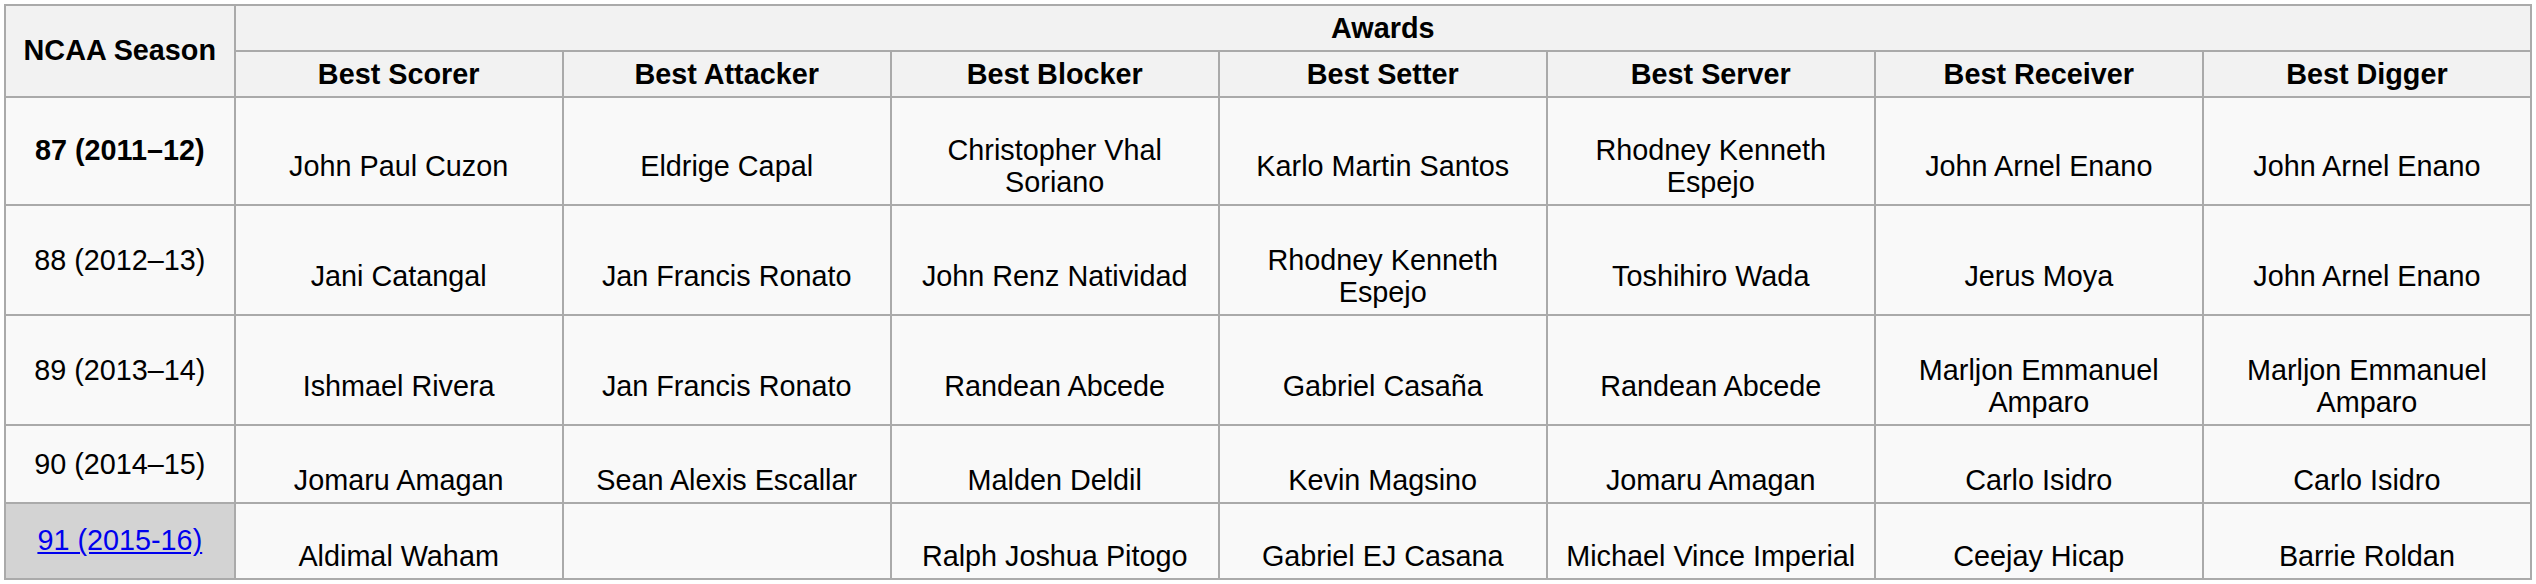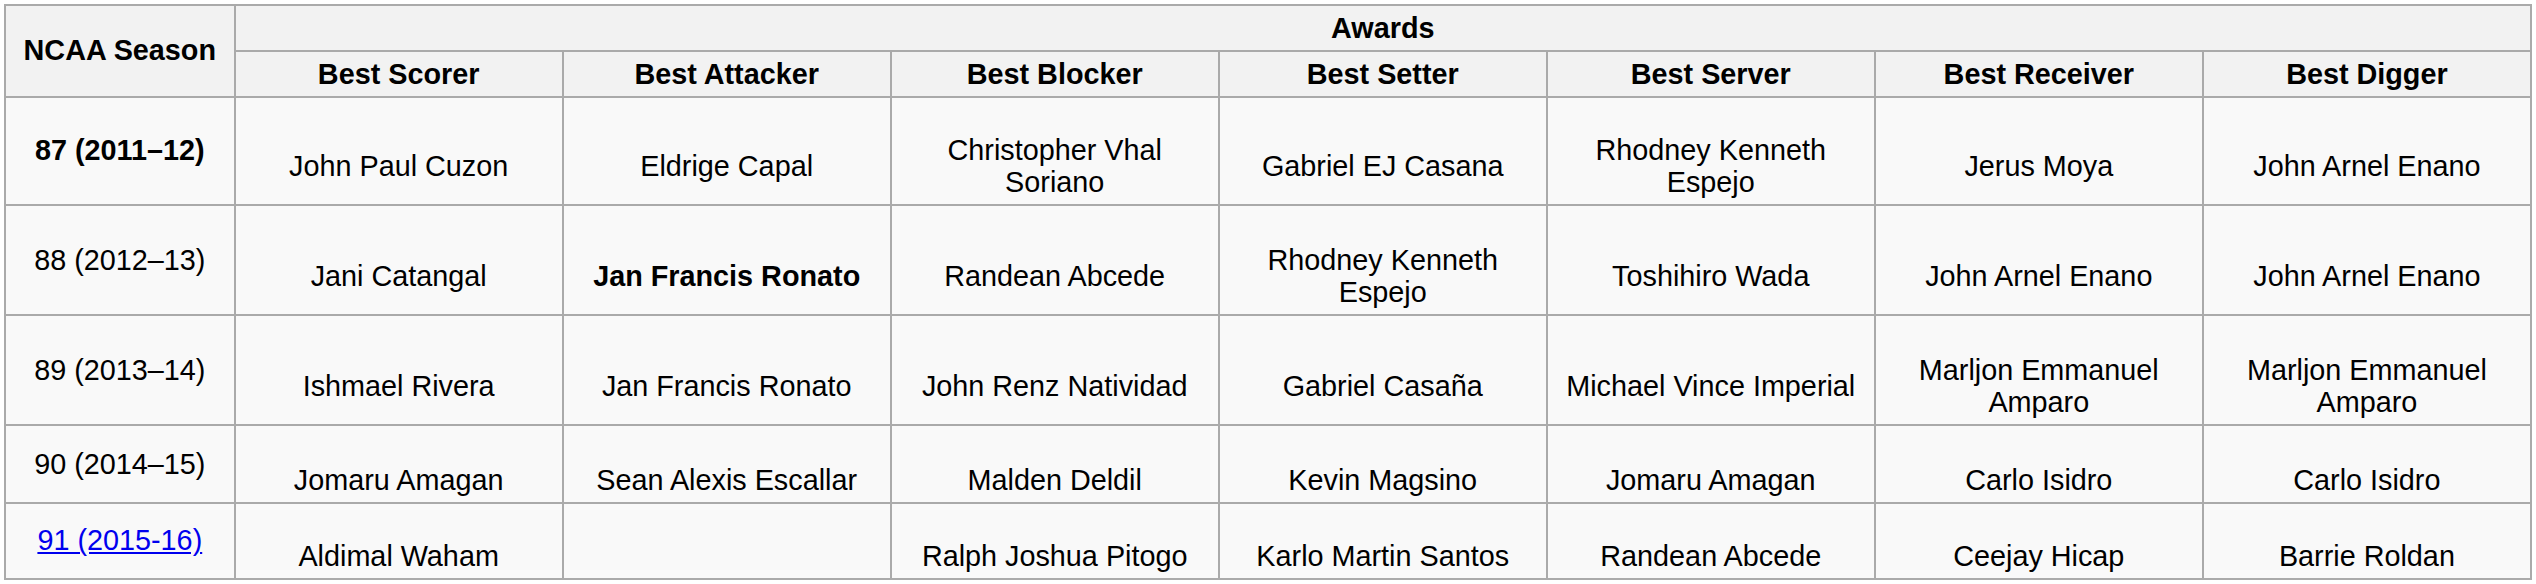(1383, 167) Karlo Martin Santos -> (1383, 167) Gabriel EJ Casana
(2039, 167) John Arnel Enano -> (2039, 167) Jerus Moya
(727, 277) normal -> (727, 277) bold
(1055, 277) John Renz Natividad -> (1055, 277) Randean Abcede
(2039, 277) Jerus Moya -> (2039, 277) John Arnel Enano
(1055, 386) Randean Abcede -> (1055, 386) John Renz Natividad
(1711, 386) Randean Abcede -> (1711, 386) Michael Vince Imperial
(120, 541) lightgrey background -> (120, 541) no background
(1383, 557) Gabriel EJ Casana -> (1383, 557) Karlo Martin Santos
(1711, 557) Michael Vince Imperial -> (1711, 557) Randean Abcede
